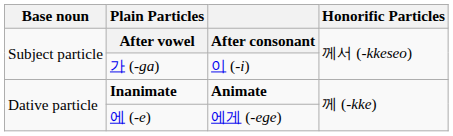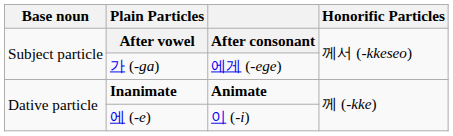(230, 65) 이 (-i) -> (246, 65) 에게 (-ege)
(246, 116) 에게 (-ege) -> (230, 116) 이 (-i)
